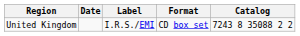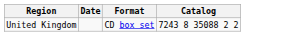- column: (129, 11)
